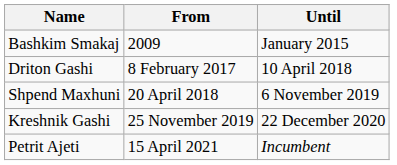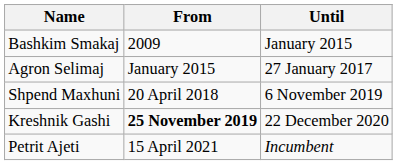+ row: (56, 69)
- row: (51, 69)
(191, 120) normal -> (192, 120) bold
